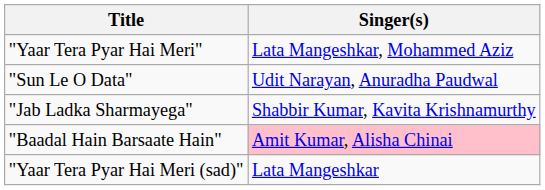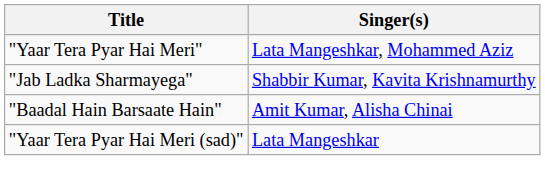- row: (71, 79)
(352, 140) pink background -> (352, 109) no background
